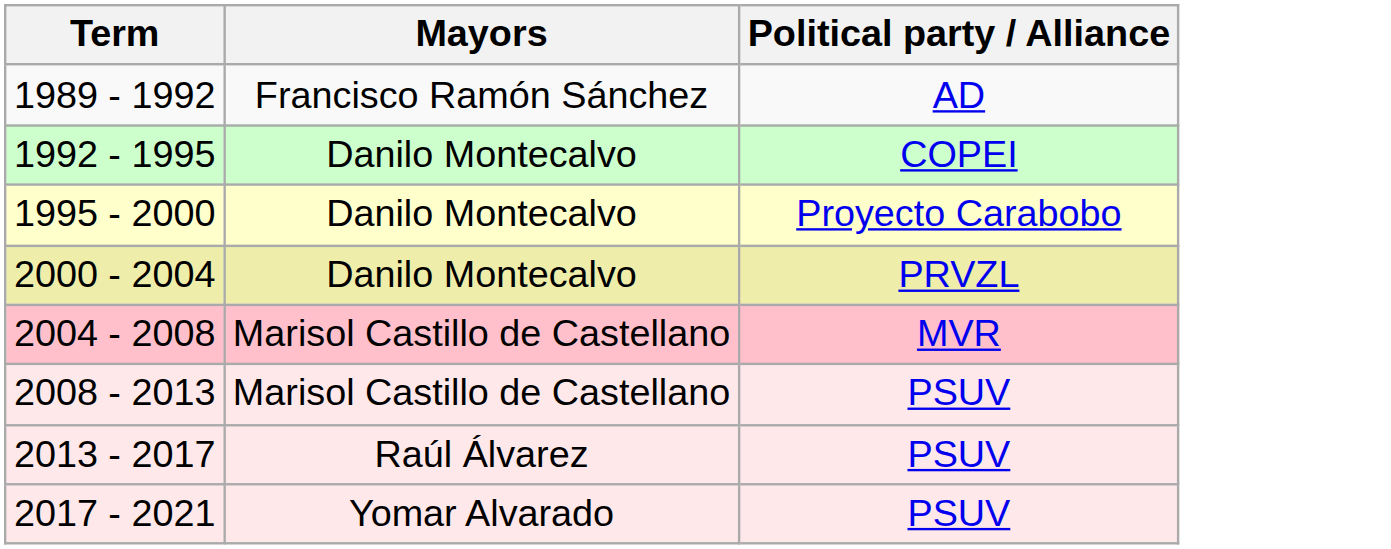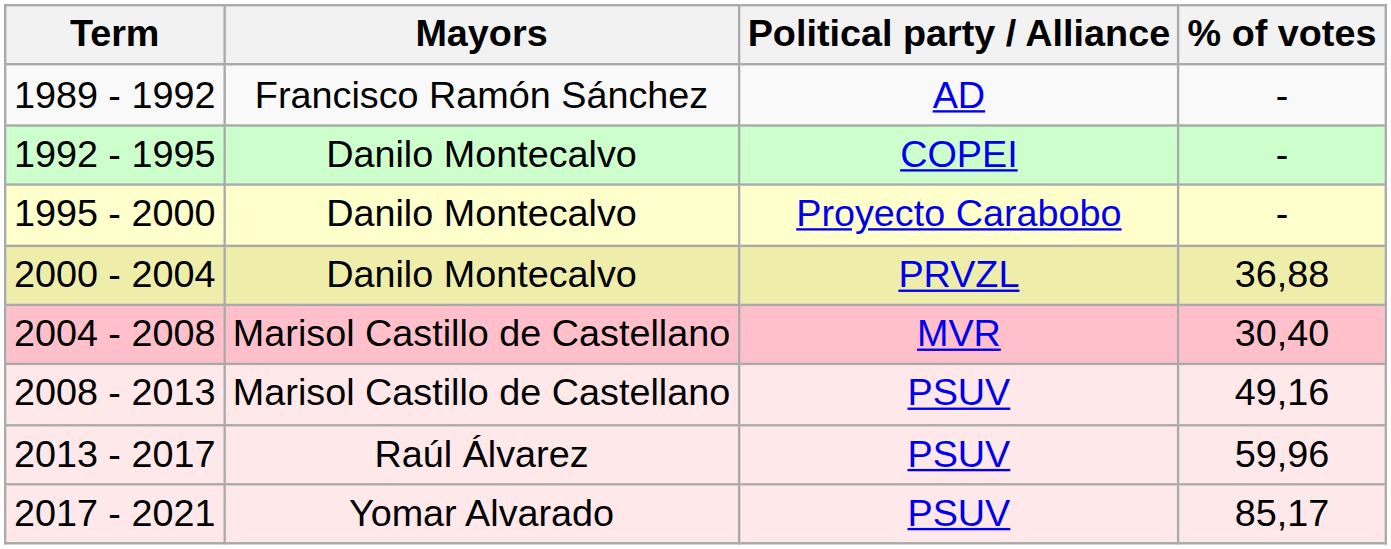+ column: (1282, 34)
